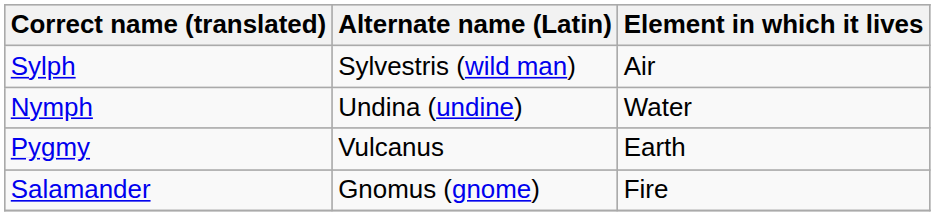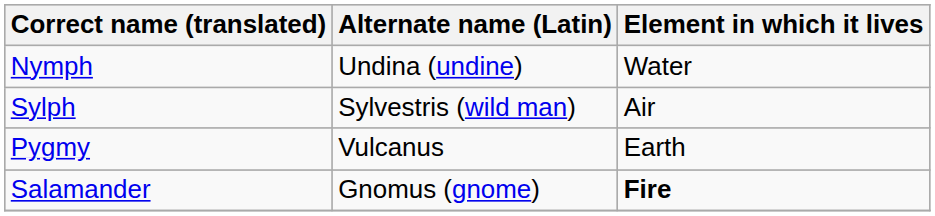rows swapped: (52, 107) <-> (43, 66)
(646, 189) normal -> (648, 189) bold
